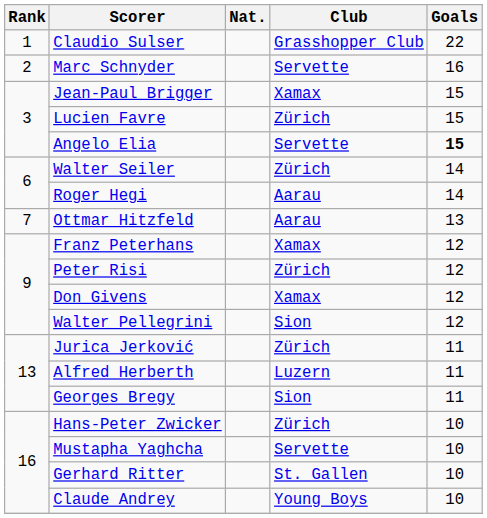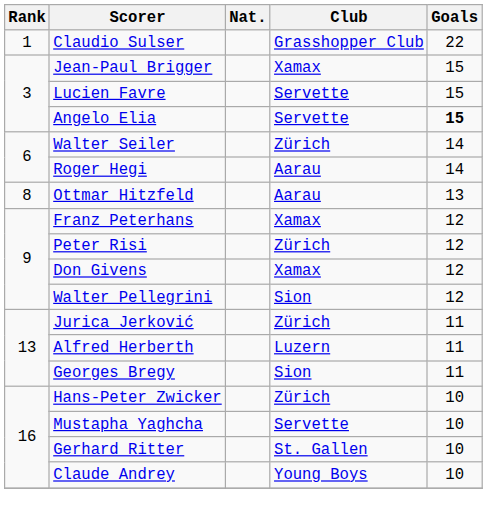- row: (114, 68)
(302, 119) Zürich -> (311, 94) Servette
(27, 221) 7 -> (27, 195) 8
